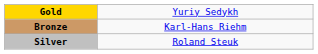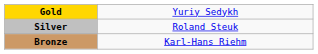rows swapped: (51, 41) <-> (51, 27)
